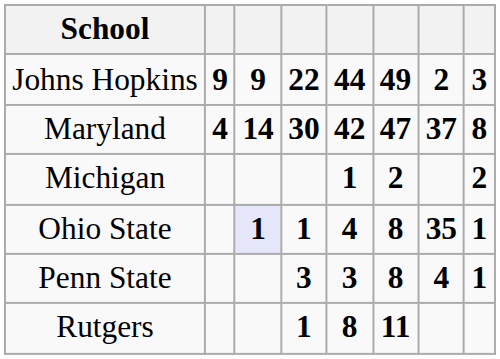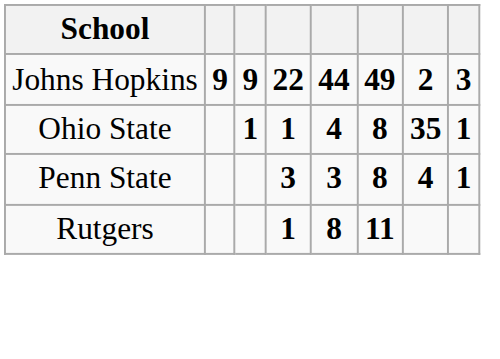- row: (105, 128)
- row: (105, 178)
(258, 228) lavender background -> (250, 128) no background
